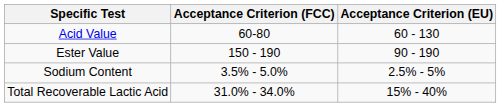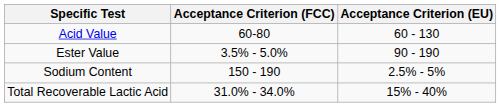(254, 53) 150 - 190 -> (254, 53) 3.5% - 5.0%
(254, 72) 3.5% - 5.0% -> (254, 72) 150 - 190
